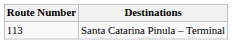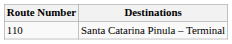(15, 30) 113 -> (15, 30) 110
